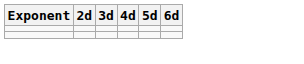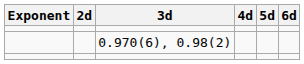+ row: (39, 42)
